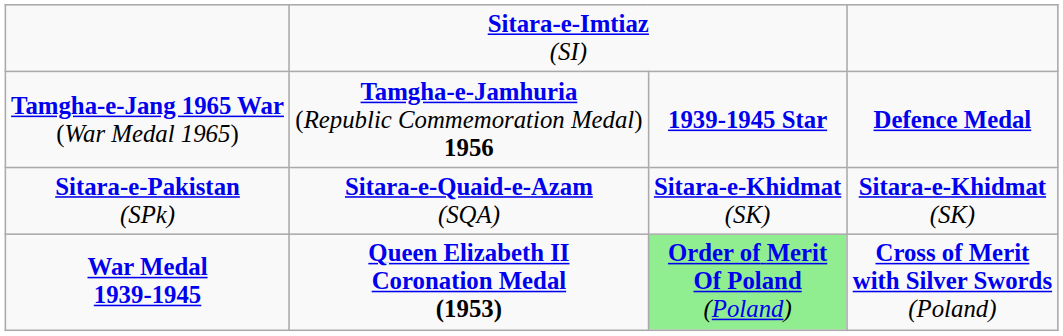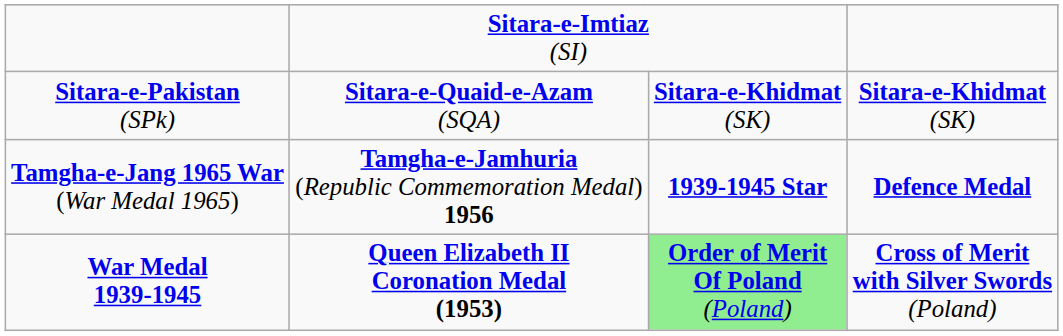rows swapped: (148, 200) <-> (148, 119)
